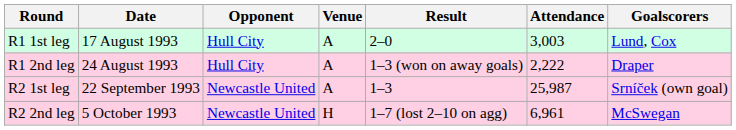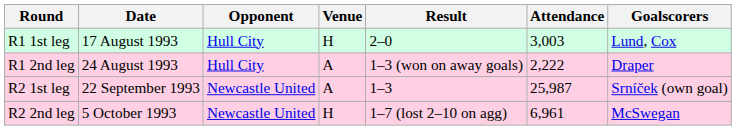(328, 40) A -> (328, 40) H
